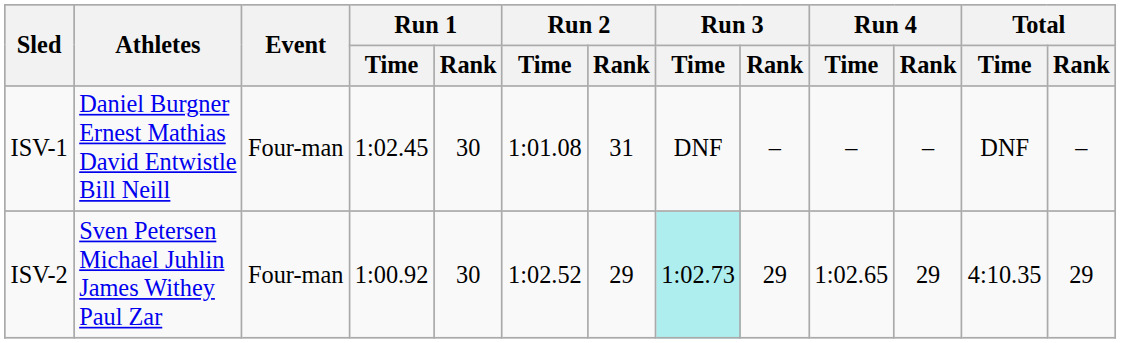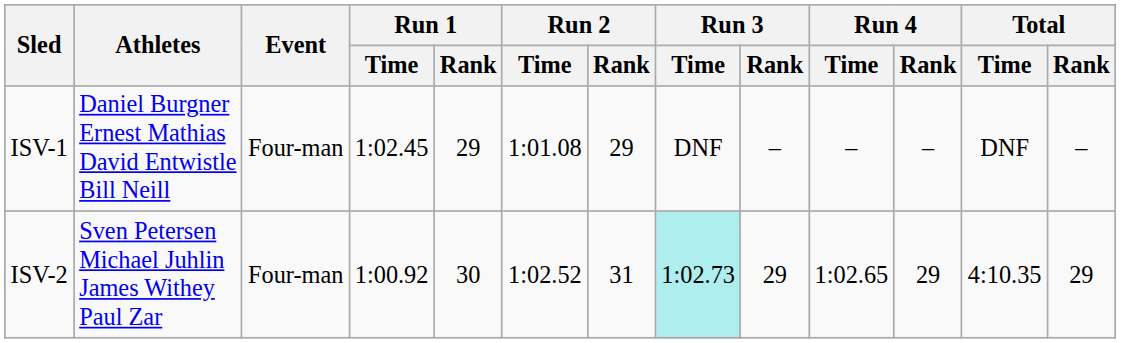(468, 148) 30 -> (468, 148) 29
(622, 148) 31 -> (622, 148) 29
(622, 274) 29 -> (622, 274) 31
